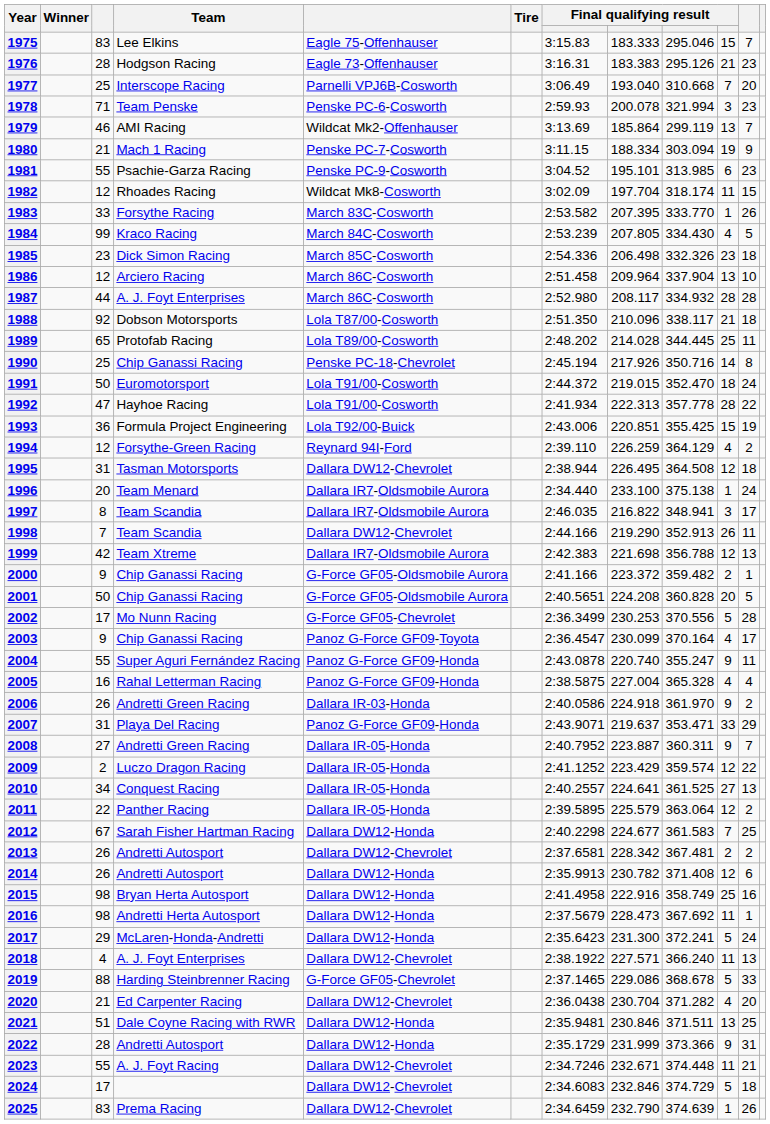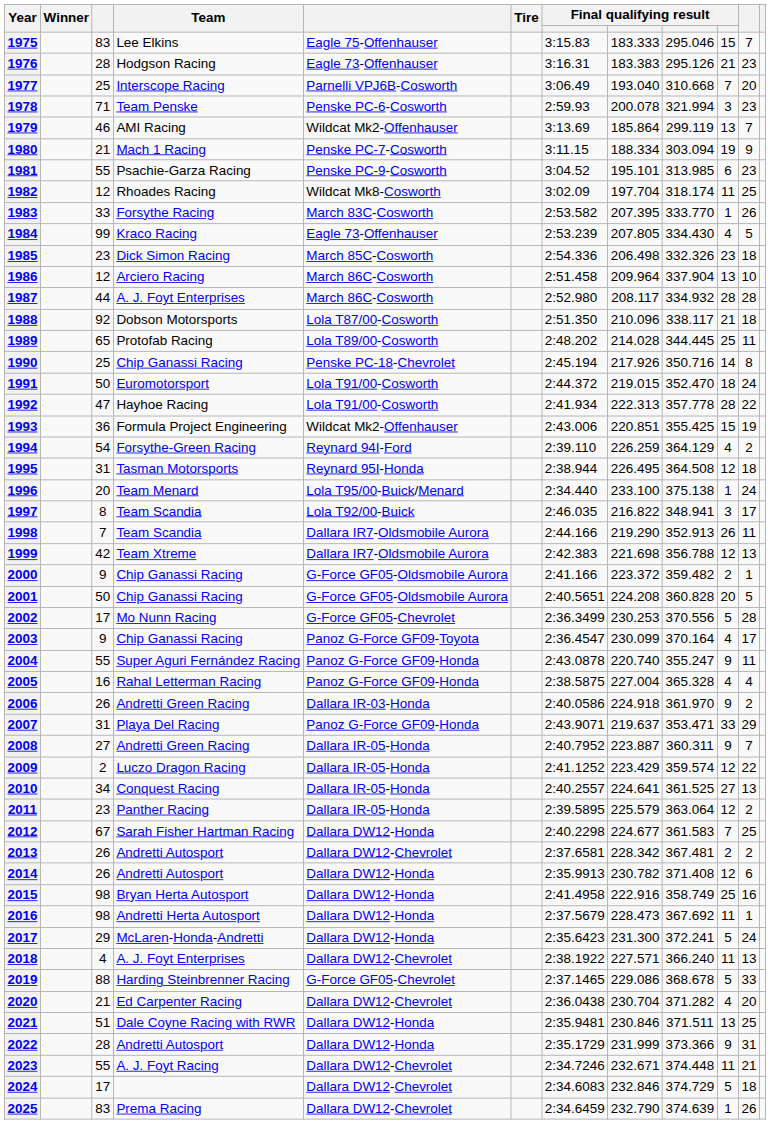(749, 191) 15 -> (749, 191) 25
(370, 234) March 84C-Cosworth -> (372, 234) Eagle 73-Offenhauser
(360, 426) Lola T92/00-Buick -> (382, 426) Wildcat Mk2-Offenhauser
(103, 447) 12 -> (103, 447) 54
(379, 468) Dallara DW12-Chevrolet -> (365, 468) Reynard 95I-Honda
(397, 490) Dallara IR7-Oldsmobile Aurora -> (385, 490) Lola T95/00-Buick/Menard
(397, 511) Dallara IR7-Oldsmobile Aurora -> (360, 511) Lola T92/00-Buick
(379, 532) Dallara DW12-Chevrolet -> (397, 532) Dallara IR7-Oldsmobile Aurora
(103, 810) 22 -> (103, 810) 23
